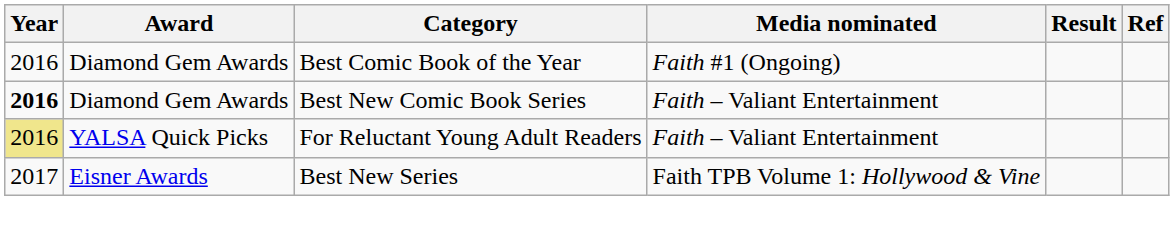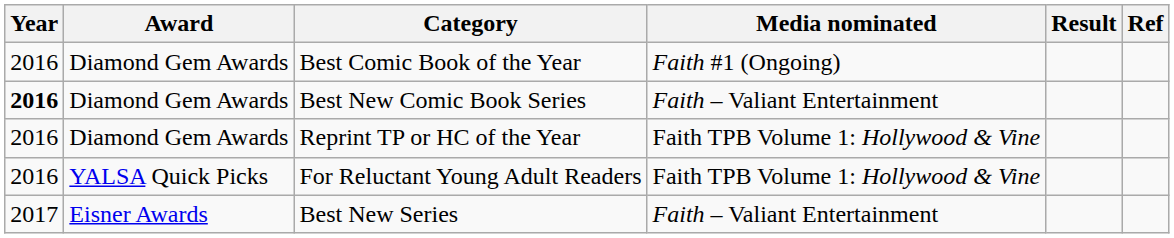+ row: (440, 137)
(34, 137) khaki background -> (34, 175) no background
(795, 137) Faith – Valiant Entertainment -> (846, 175) Faith TPB Volume 1: Hollywood & Vine
(846, 175) Faith TPB Volume 1: Hollywood & Vine -> (795, 213) Faith – Valiant Entertainment
